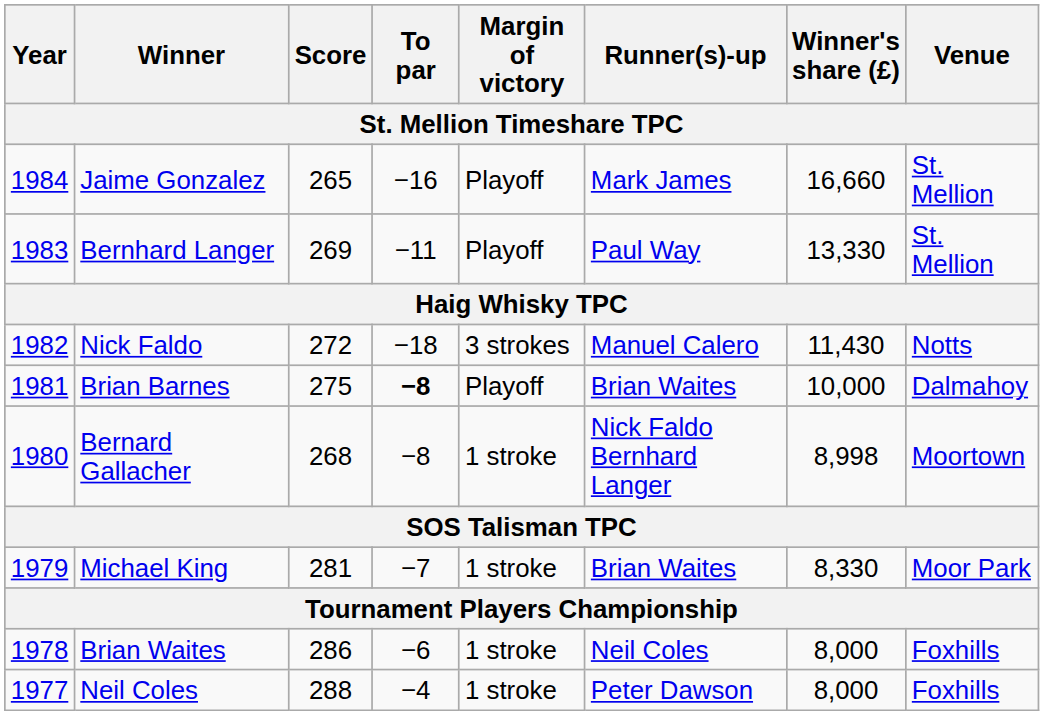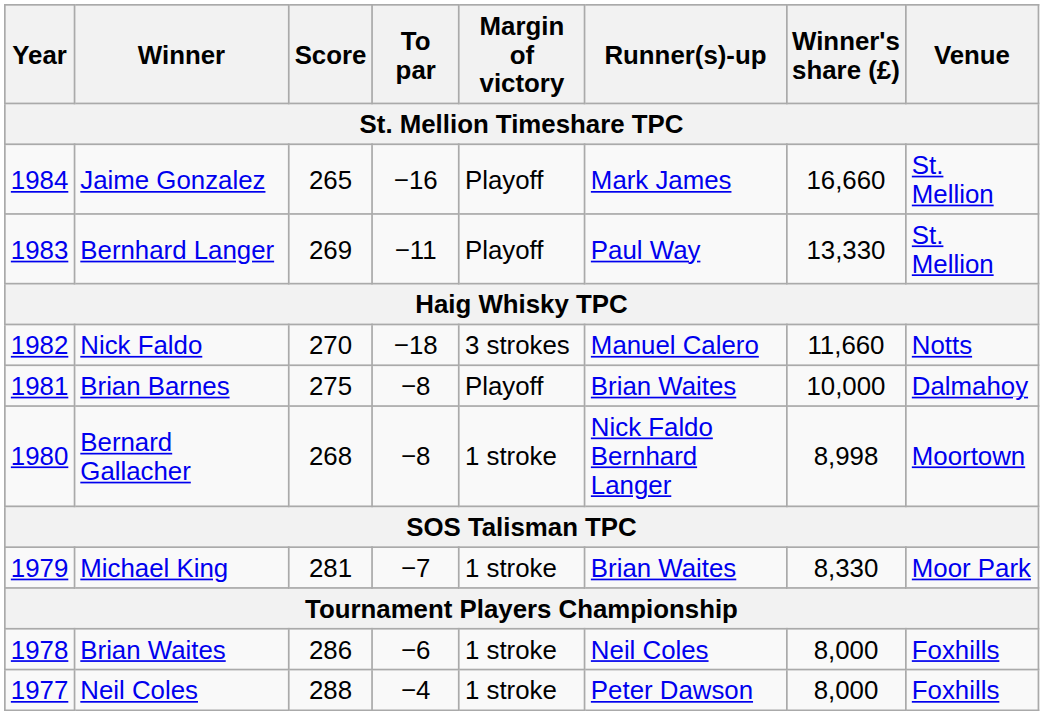(331, 346) 272 -> (331, 346) 270
(846, 346) 11,430 -> (846, 346) 11,660
(416, 387) bold -> (416, 387) normal
